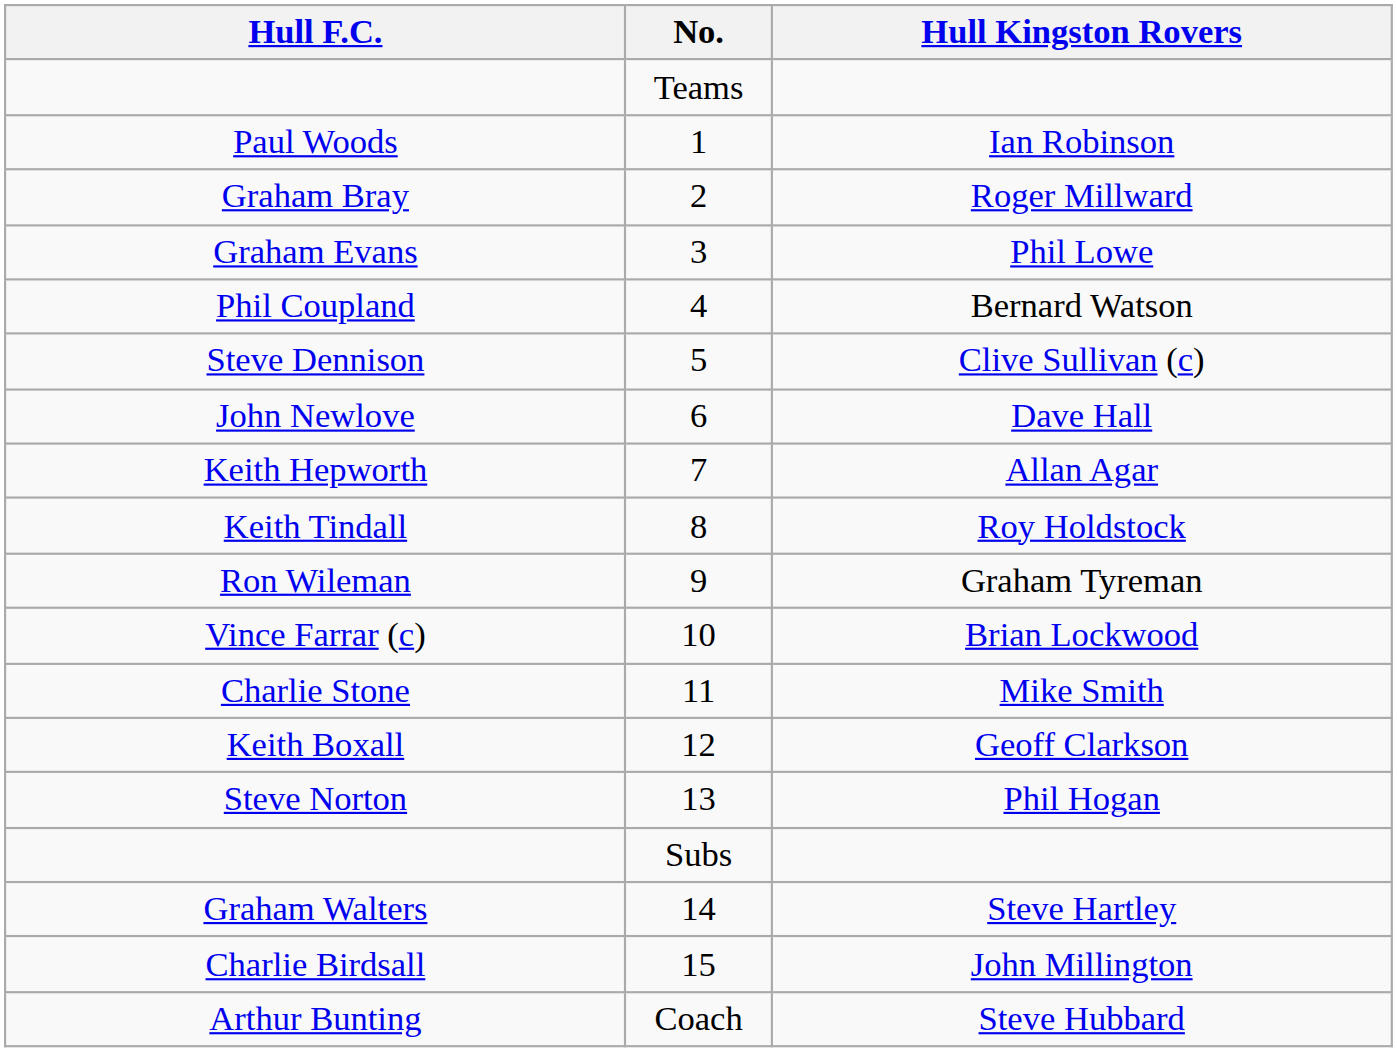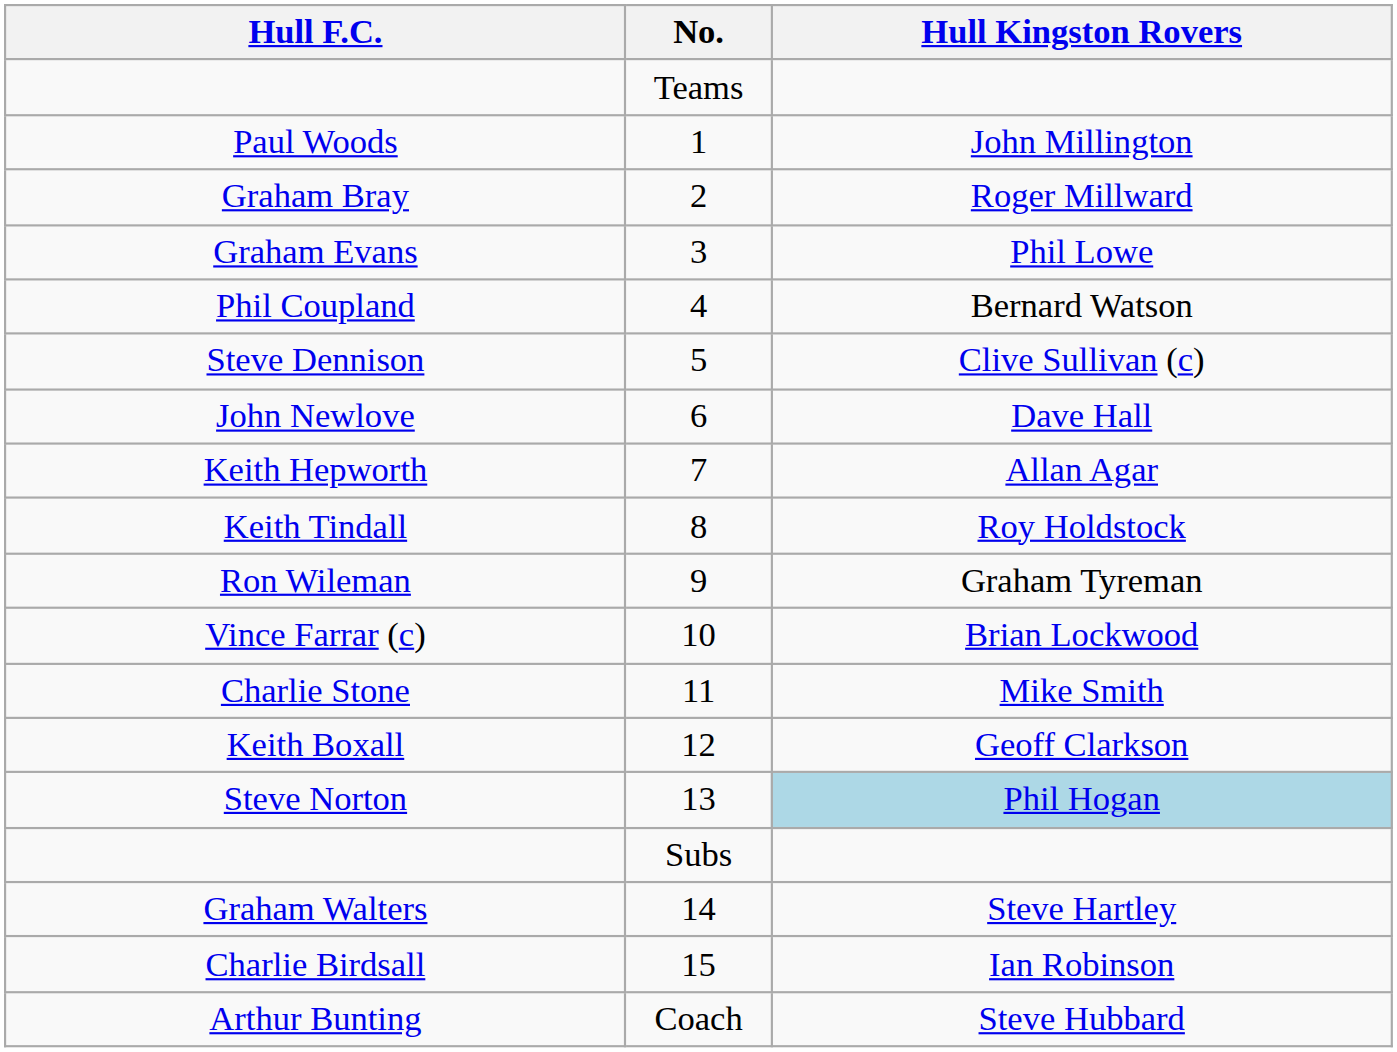(1082, 141) Ian Robinson -> (1082, 141) John Millington
(1082, 799) no background -> (1082, 799) lightblue background
(1082, 963) John Millington -> (1082, 963) Ian Robinson
